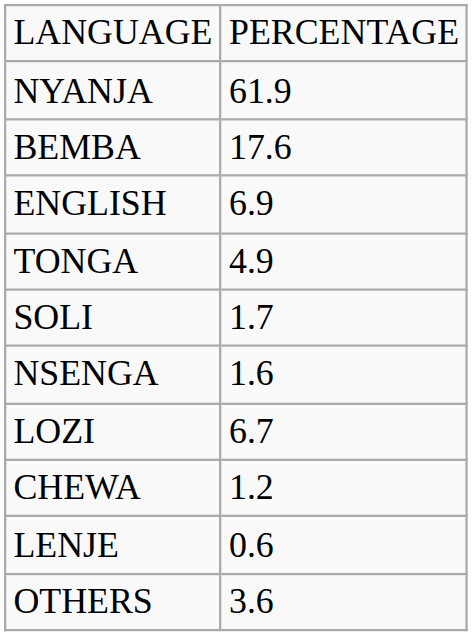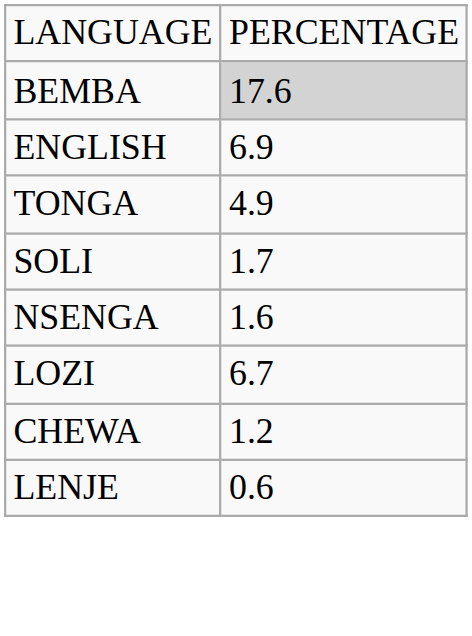- row: (83, 89)
(260, 146) no background -> (260, 89) lightgrey background
- row: (83, 601)
